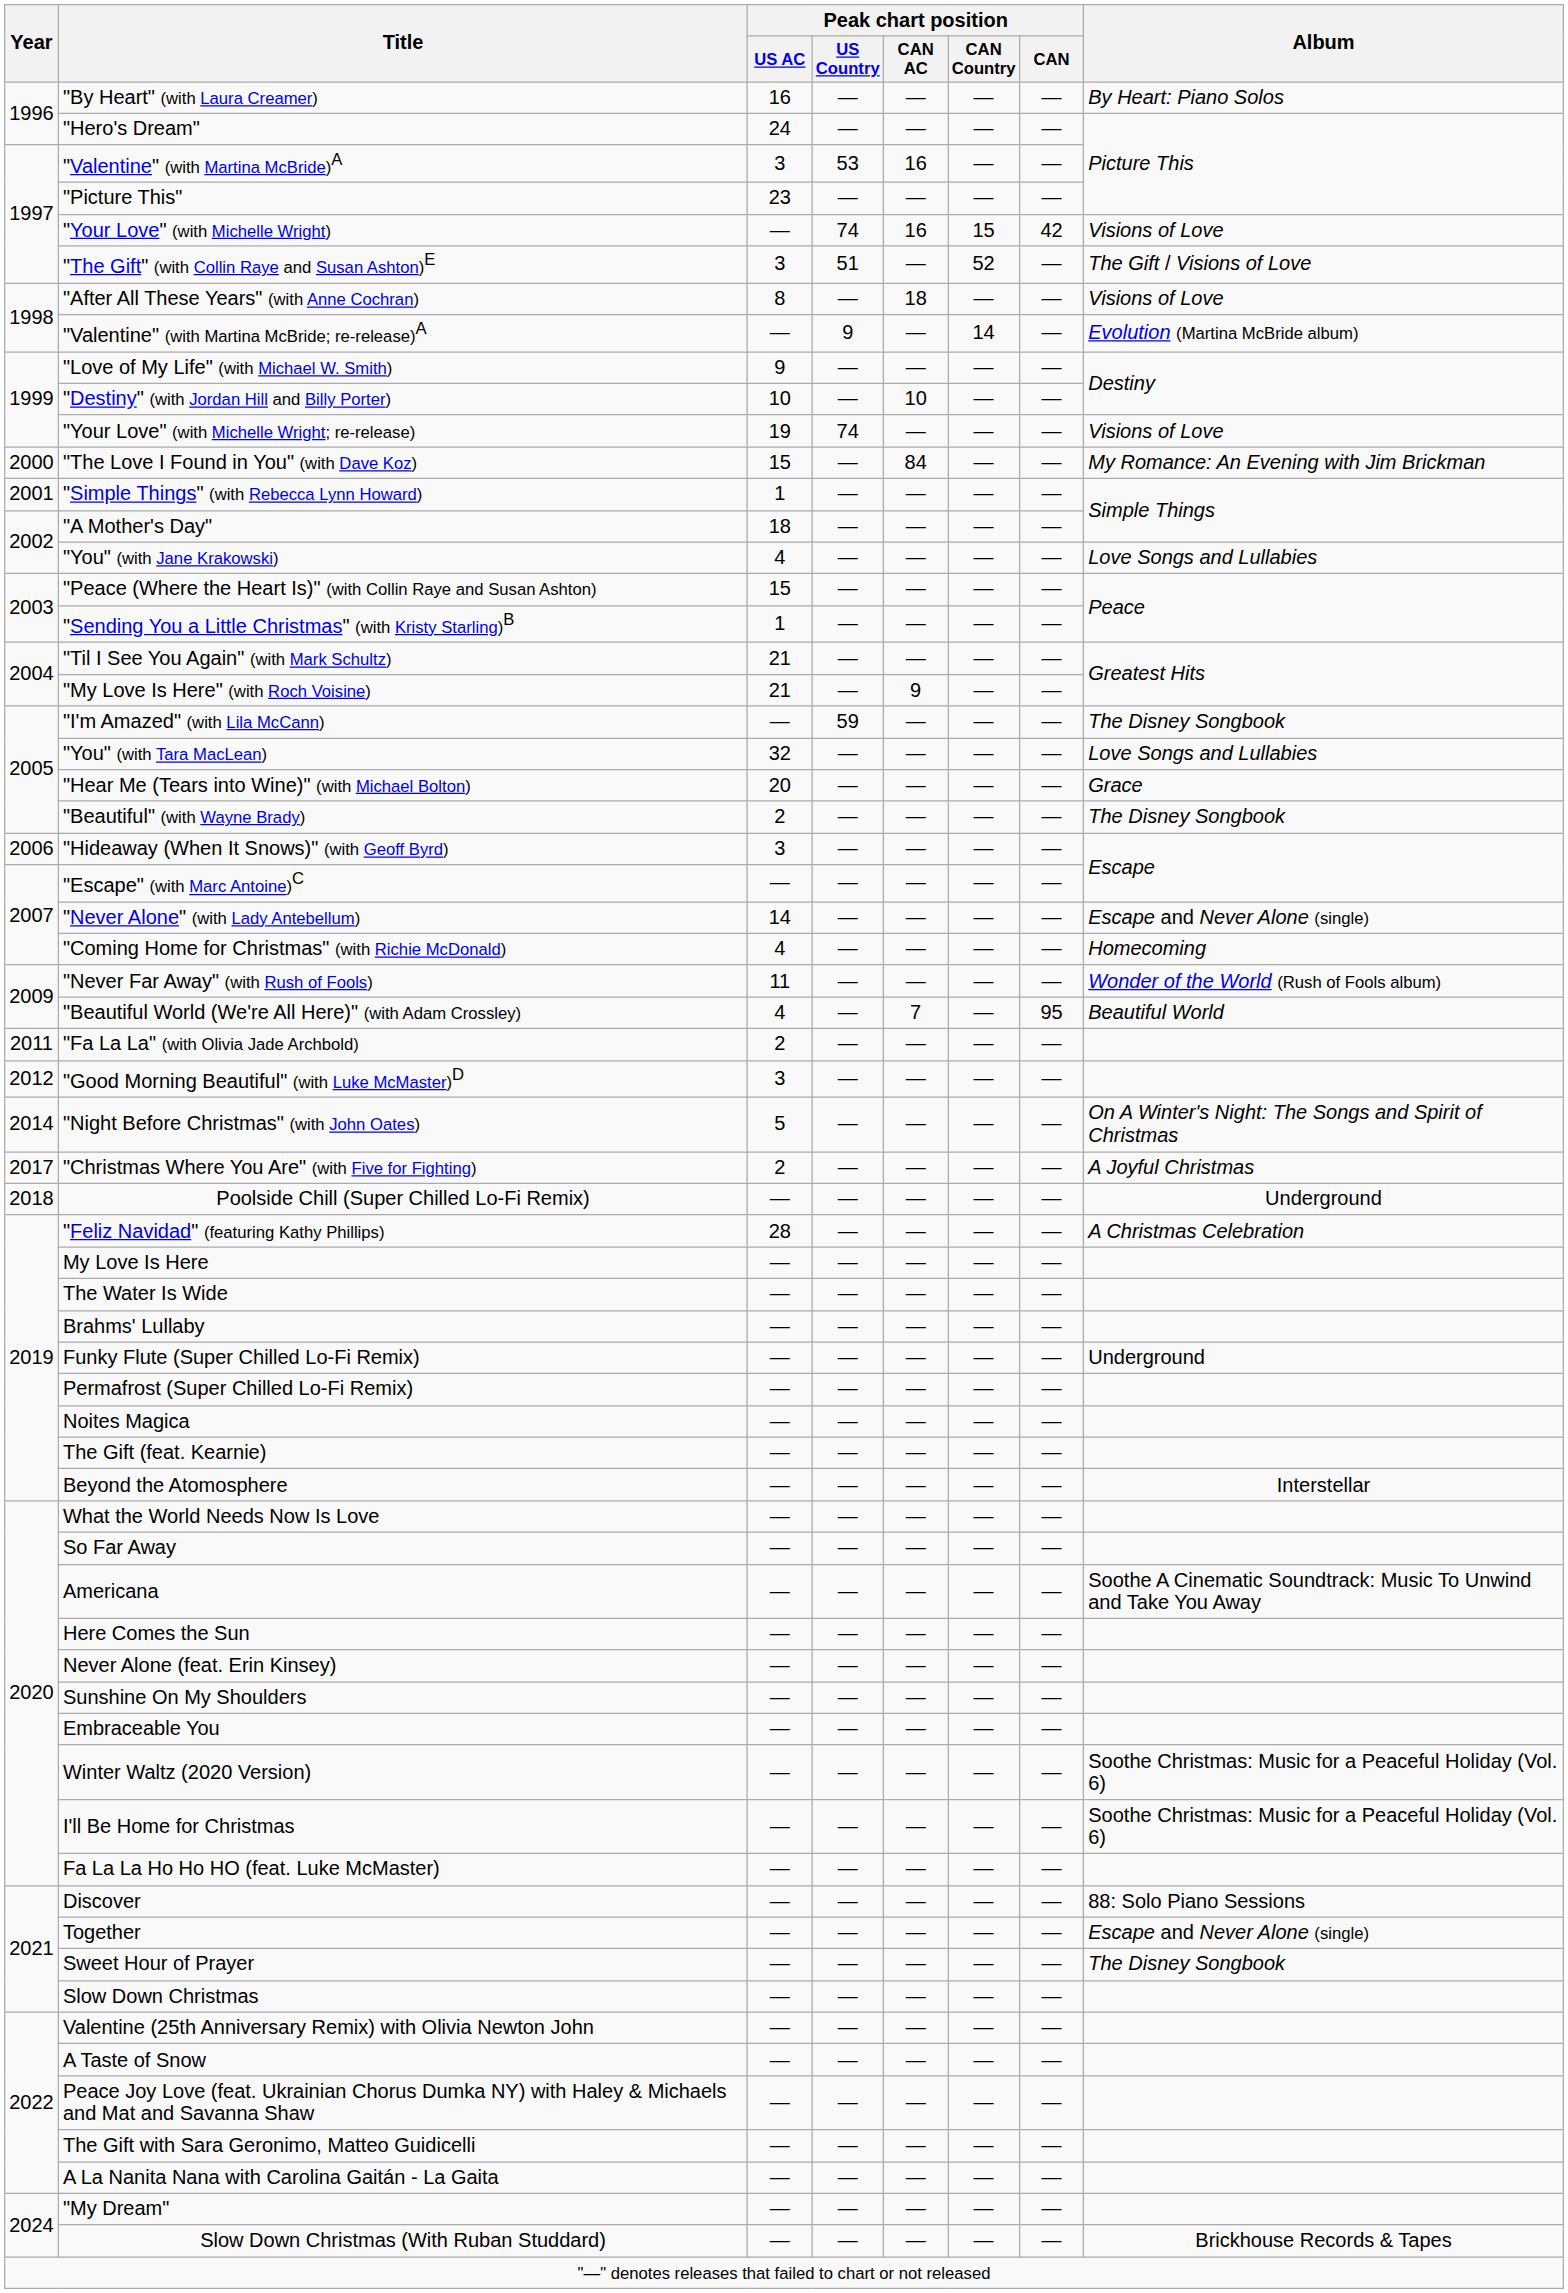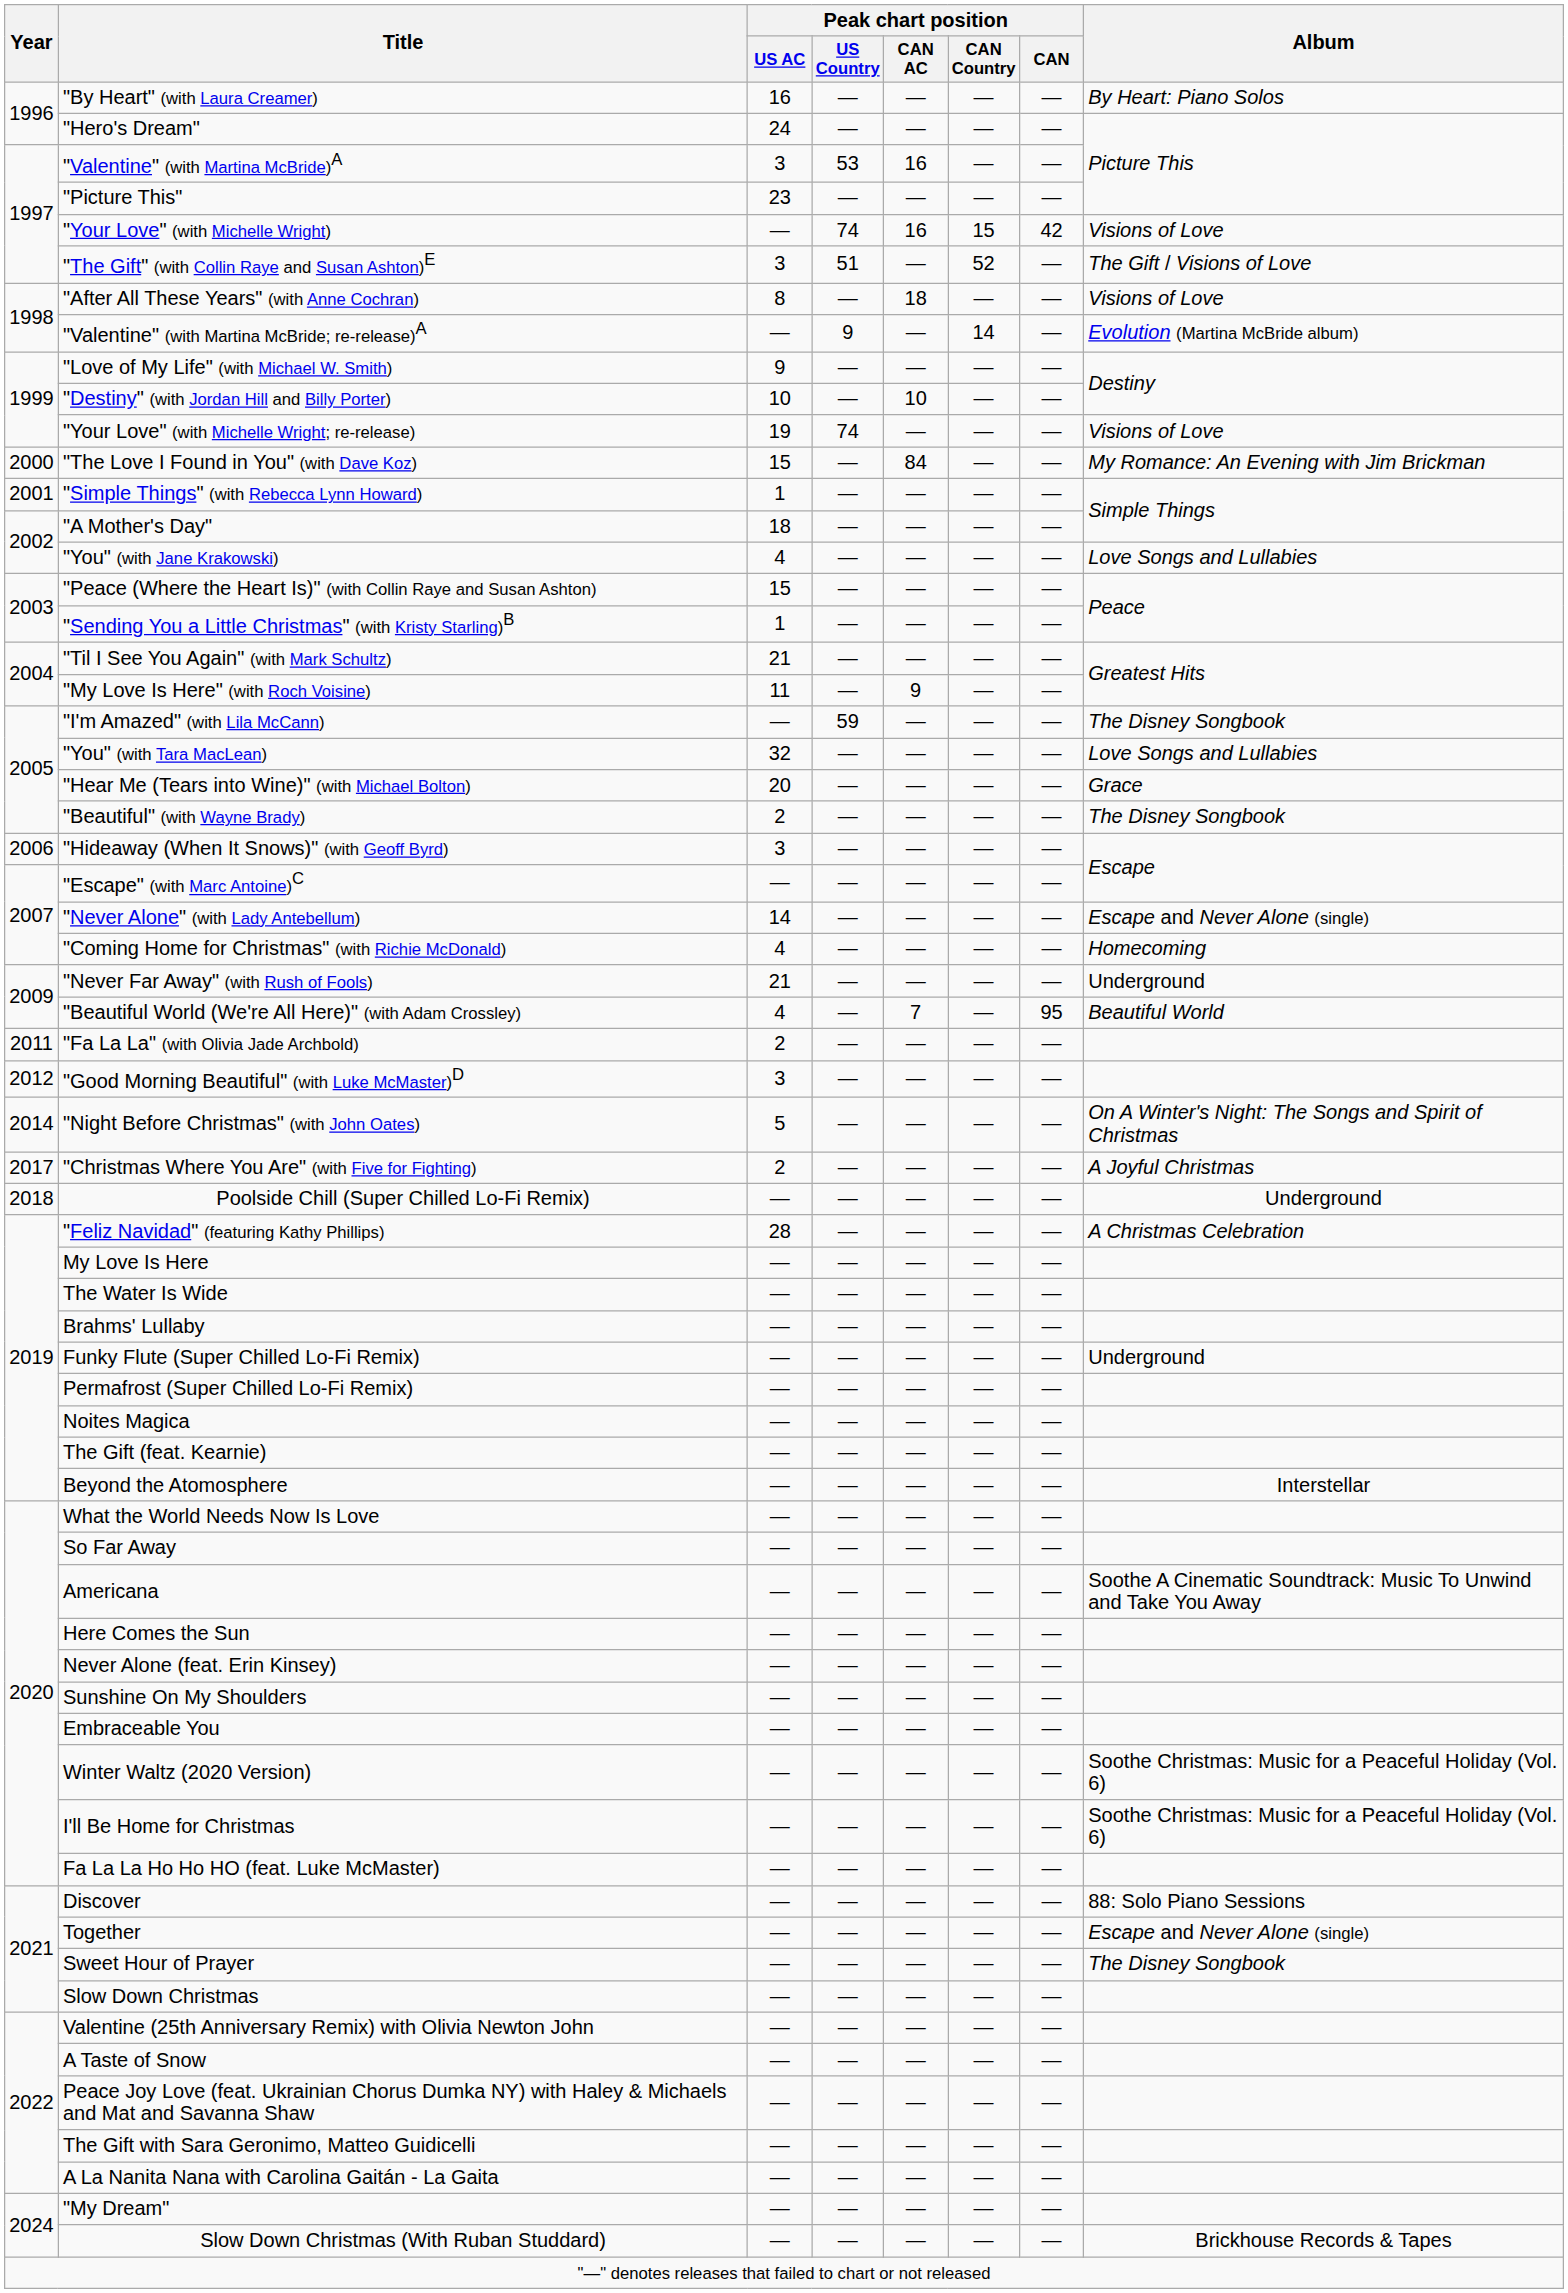(780, 690) 21 -> (780, 690) 11
(780, 980) 11 -> (780, 980) 21
(1265, 980) Wonder of the World (Rush of Fools album) -> (1147, 980) Underground
